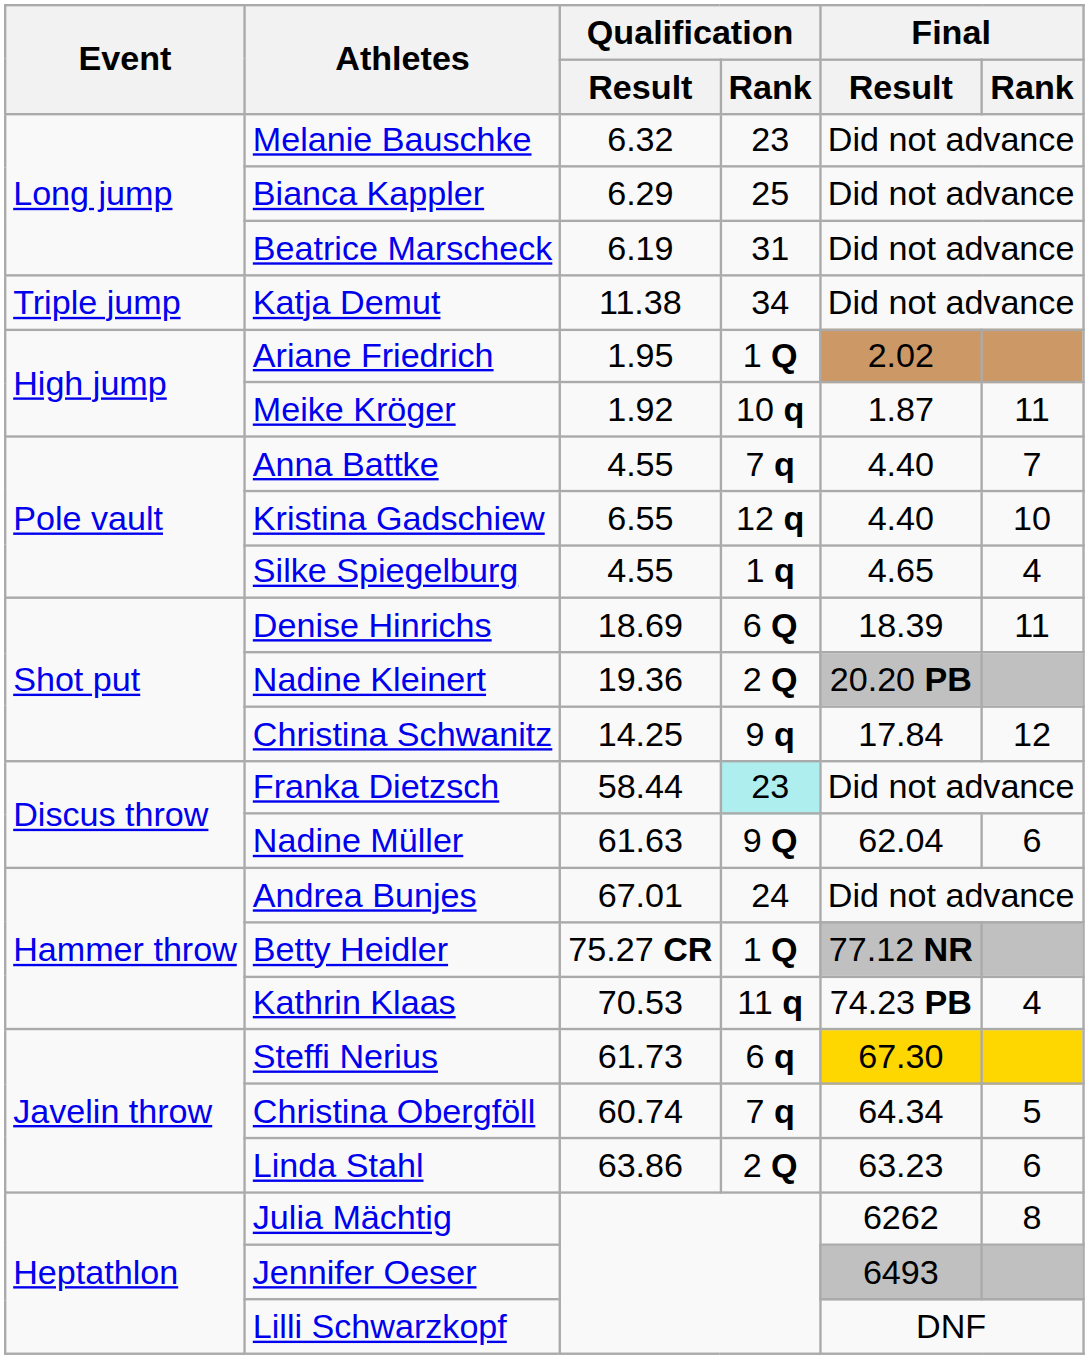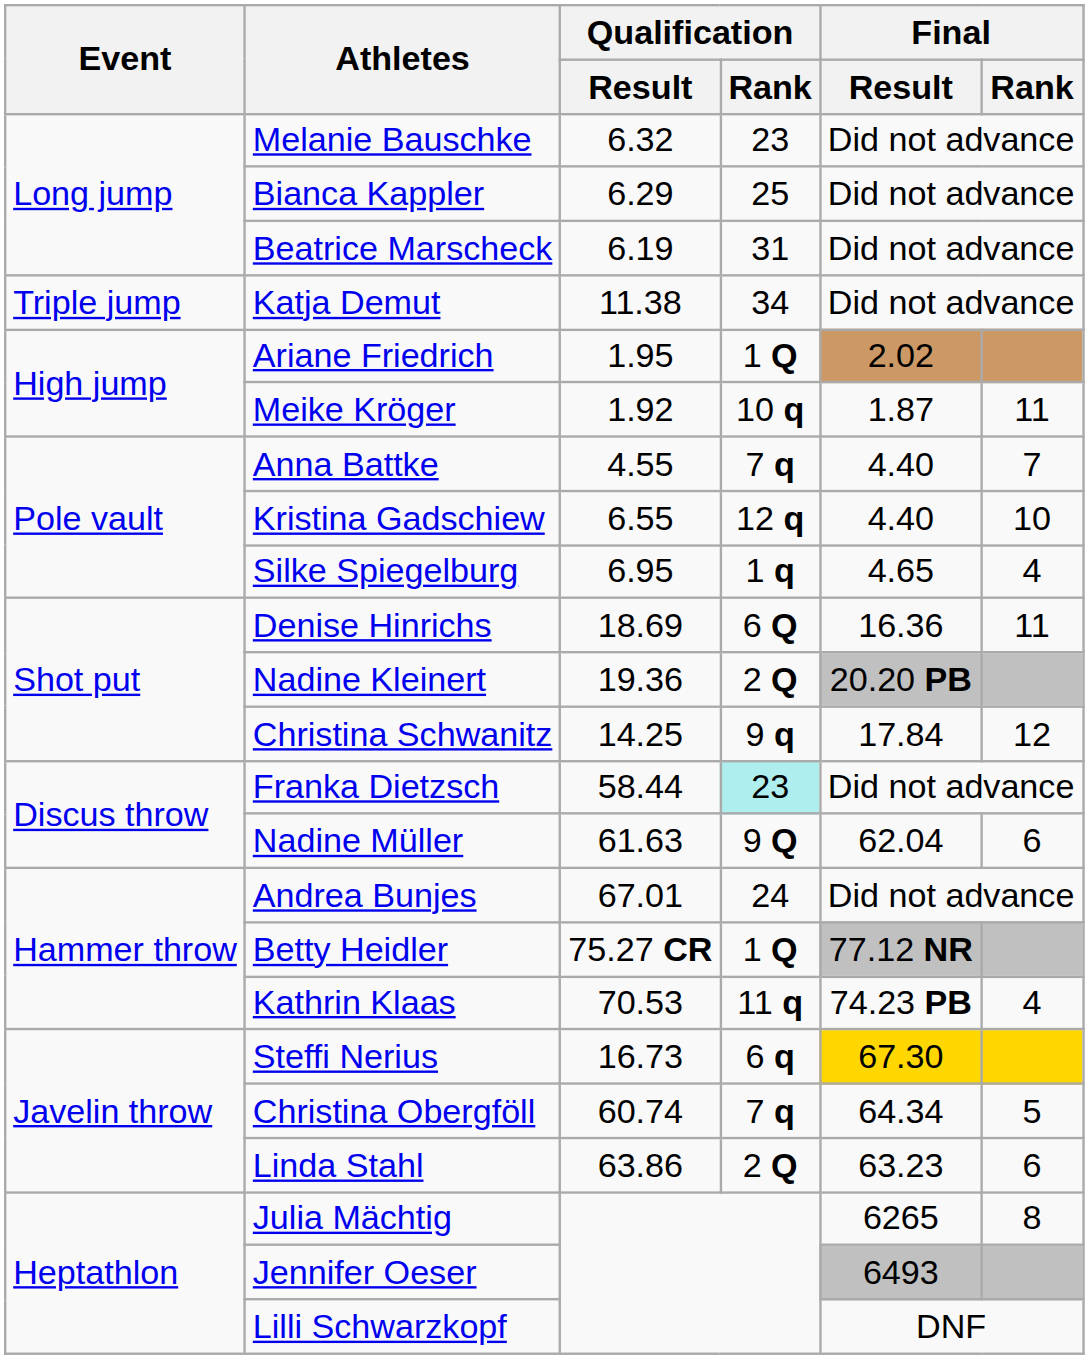(640, 572) 4.55 -> (640, 572) 6.95
(901, 626) 18.39 -> (901, 626) 16.36
(640, 1057) 61.73 -> (640, 1057) 16.73
(901, 1219) 6262 -> (901, 1219) 6265
